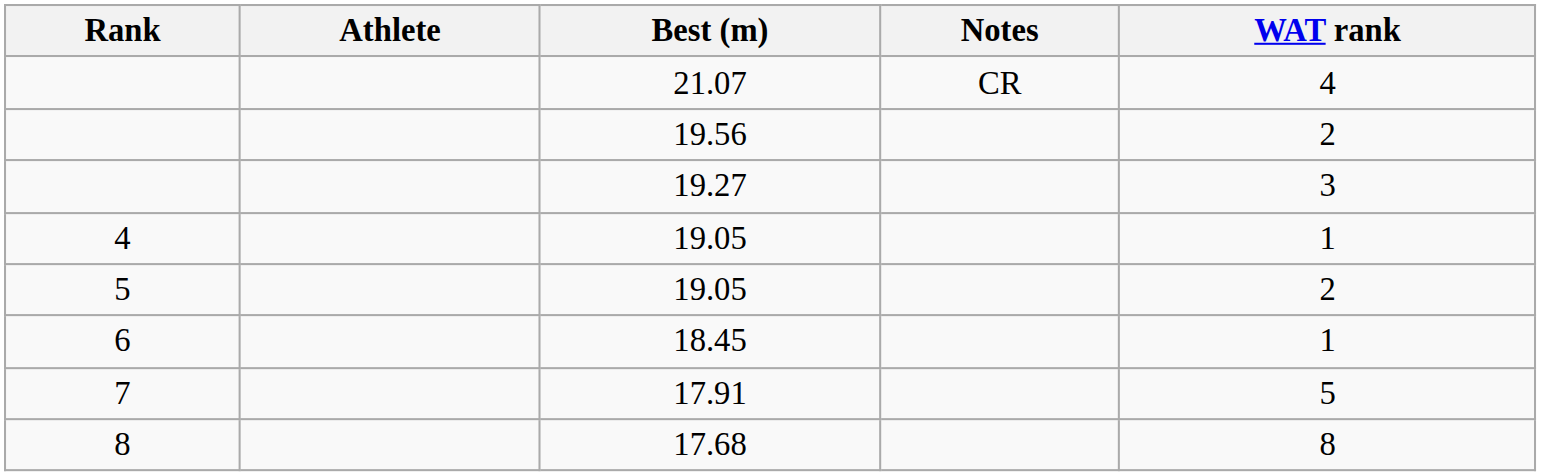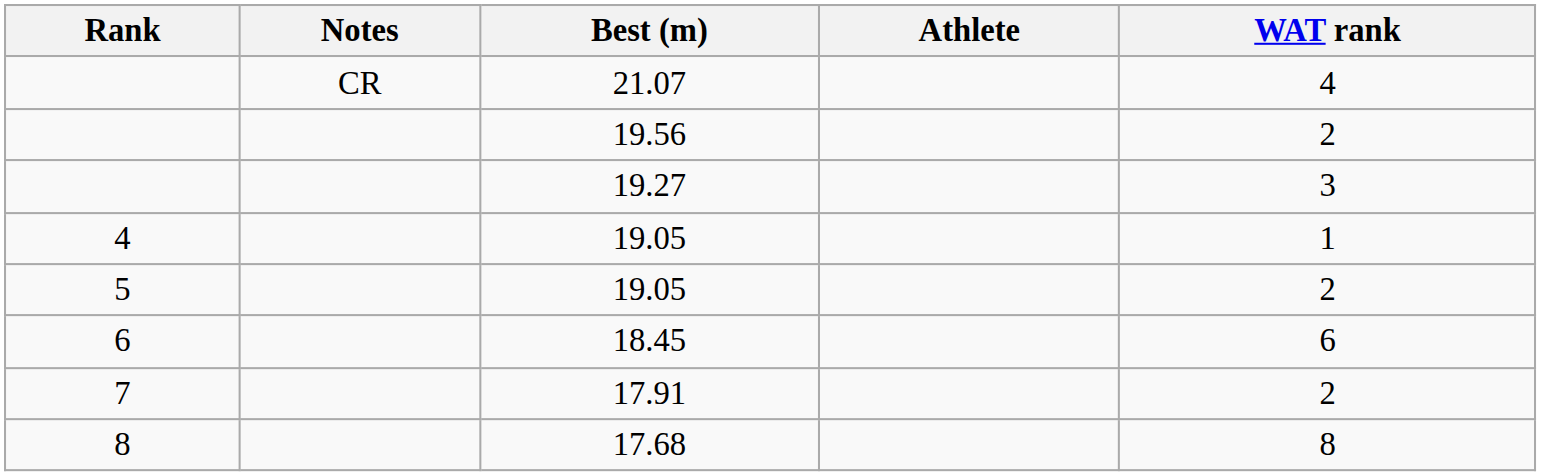columns swapped: (390, 30) <-> (1000, 30)
(1328, 340) 1 -> (1328, 340) 6
(1328, 392) 5 -> (1328, 392) 2
